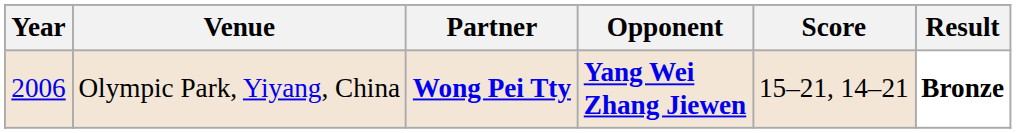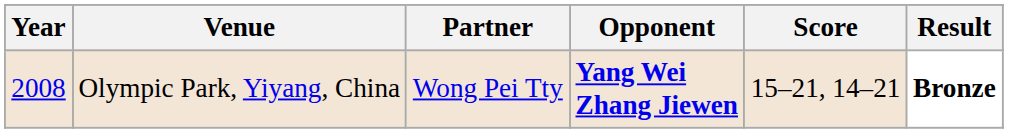(39, 88) 2006 -> (39, 88) 2008
(492, 88) bold -> (488, 88) normal
